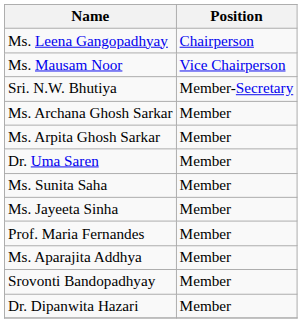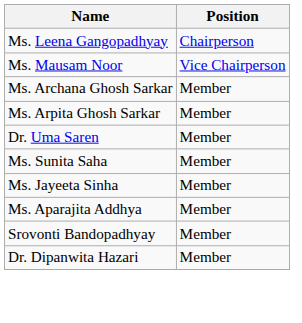- row: (62, 88)
- row: (76, 233)
